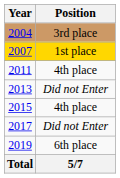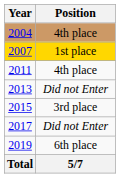(75, 32) 3rd place -> (75, 32) 4th place
(75, 107) 4th place -> (75, 107) 3rd place
